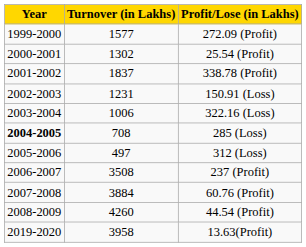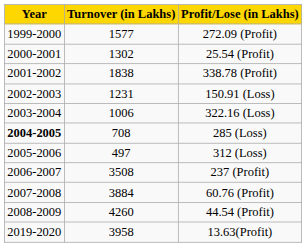(121, 73) 1837 -> (121, 73) 1838
